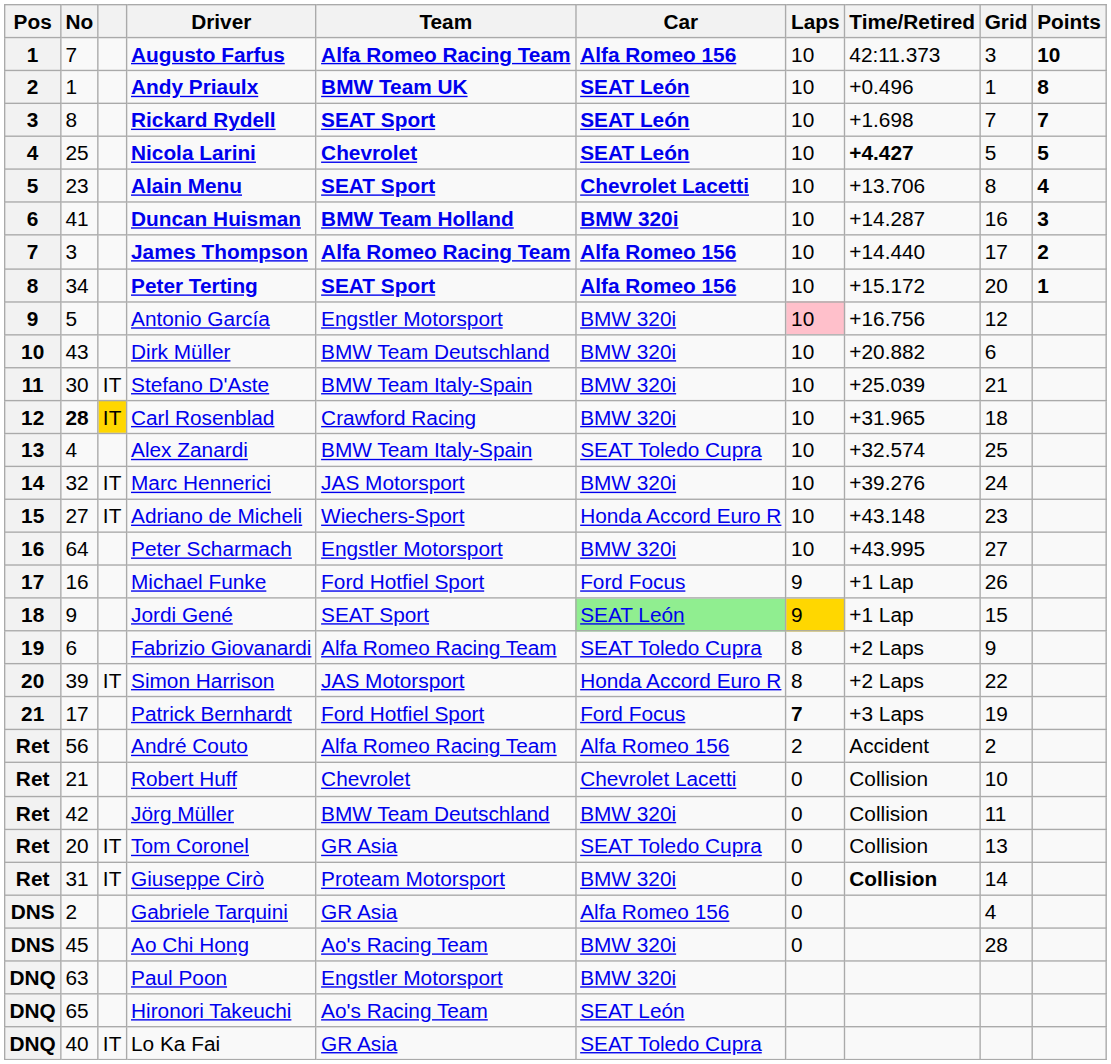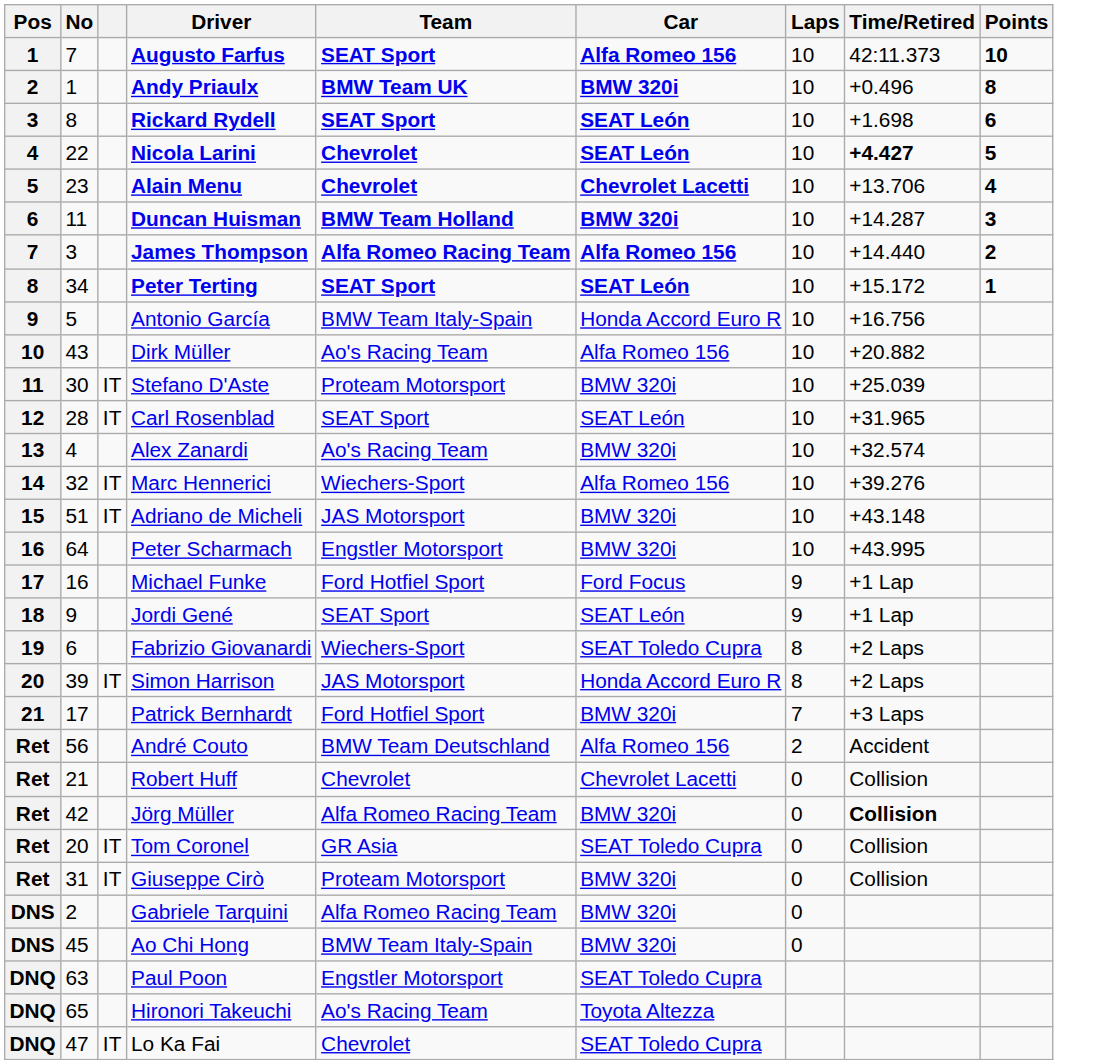- column: (1006, 21)
(446, 54) Alfa Romeo Racing Team -> (378, 54) SEAT Sport
(635, 87) SEAT León -> (629, 87) BMW 320i
(1043, 120) 7 -> (990, 120) 6
(77, 153) 25 -> (77, 153) 22
(378, 186) SEAT Sport -> (369, 186) Chevrolet
(77, 219) 41 -> (76, 219) 11
(658, 285) Alfa Romeo 156 -> (635, 285) SEAT León
(412, 318) Engstler Motorsport -> (427, 318) BMW Team Italy-Spain
(628, 318) BMW 320i -> (681, 318) Honda Accord Euro R
(803, 318) pink background -> (803, 318) no background
(435, 351) BMW Team Deutschland -> (404, 351) Ao's Racing Team
(628, 351) BMW 320i -> (655, 351) Alfa Romeo 156
(427, 384) BMW Team Italy-Spain -> (413, 384) Proteam Motorsport
(77, 417) bold -> (77, 417) normal
(112, 417) gold background -> (112, 417) no background
(399, 417) Crawford Racing -> (375, 417) SEAT Sport
(628, 417) BMW 320i -> (632, 417) SEAT León
(427, 450) BMW Team Italy-Spain -> (404, 450) Ao's Racing Team
(671, 450) SEAT Toledo Cupra -> (628, 450) BMW 320i
(393, 483) JAS Motorsport -> (393, 483) Wiechers-Sport
(628, 483) BMW 320i -> (655, 483) Alfa Romeo 156
(77, 516) 27 -> (77, 516) 51
(393, 516) Wiechers-Sport -> (393, 516) JAS Motorsport
(681, 516) Honda Accord Euro R -> (628, 516) BMW 320i
(632, 615) lightgreen background -> (632, 615) no background
(797, 615) gold background -> (797, 615) no background
(439, 648) Alfa Romeo Racing Team -> (393, 648) Wiechers-Sport
(633, 714) Ford Focus -> (628, 714) BMW 320i
(797, 714) bold -> (797, 714) normal
(439, 747) Alfa Romeo Racing Team -> (435, 747) BMW Team Deutschland
(435, 813) BMW Team Deutschland -> (439, 813) Alfa Romeo Racing Team
(889, 813) normal -> (893, 813) bold
(893, 878) bold -> (889, 878) normal
(359, 911) GR Asia -> (439, 911) Alfa Romeo Racing Team
(655, 911) Alfa Romeo 156 -> (628, 911) BMW 320i
(404, 944) Ao's Racing Team -> (427, 944) BMW Team Italy-Spain
(628, 977) BMW 320i -> (671, 977) SEAT Toledo Cupra
(632, 1010) SEAT León -> (647, 1010) Toyota Altezza
(77, 1043) 40 -> (77, 1043) 47
(359, 1043) GR Asia -> (366, 1043) Chevrolet
